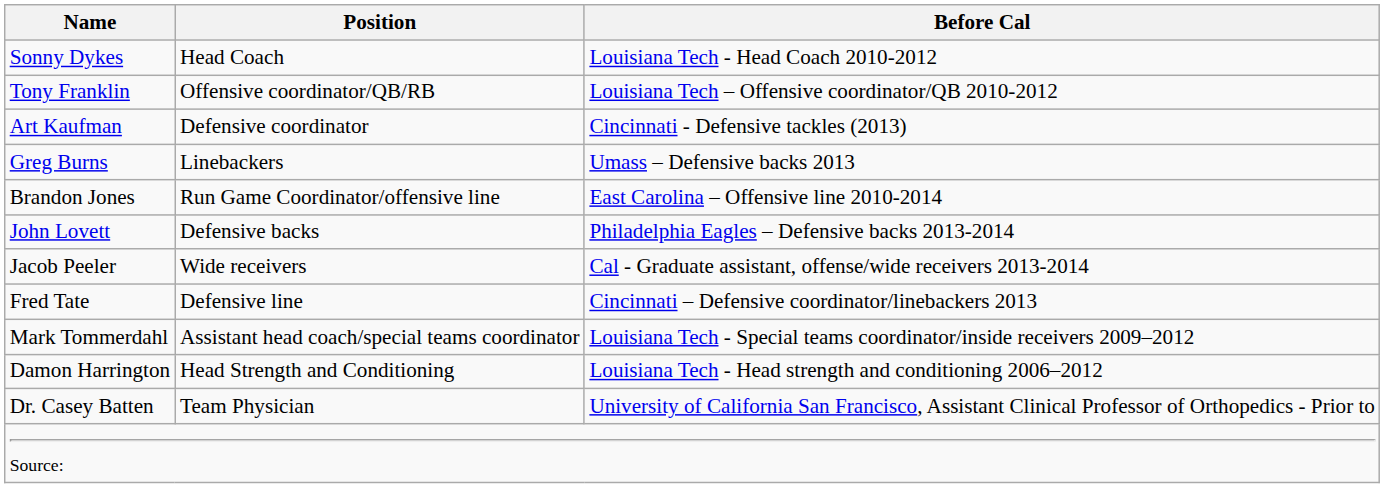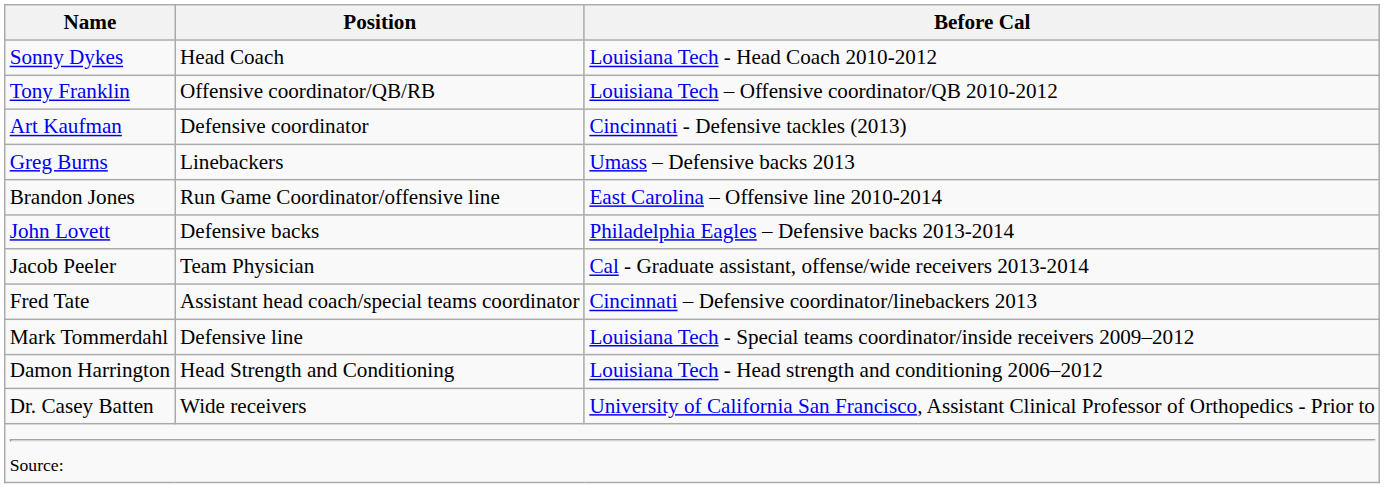(243, 266) Wide receivers -> (247, 266) Team Physician
(241, 301) Defensive line -> (380, 301) Assistant head coach/special teams coordinator
(380, 336) Assistant head coach/special teams coordinator -> (241, 336) Defensive line
(247, 406) Team Physician -> (243, 406) Wide receivers
